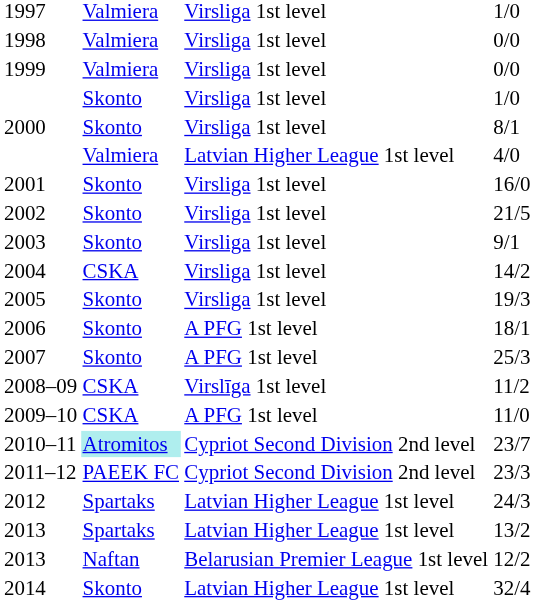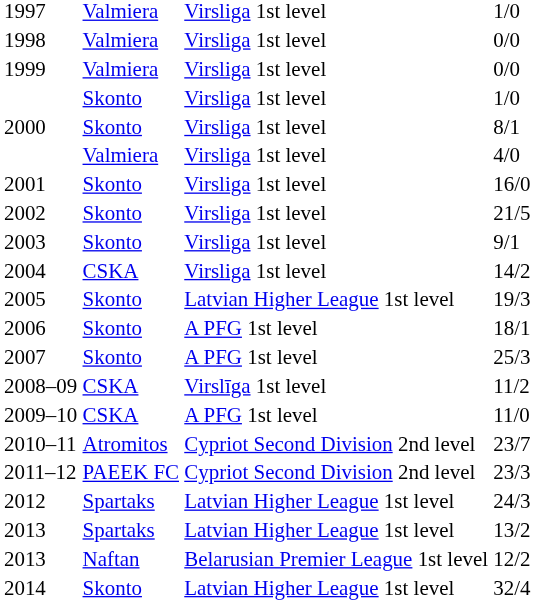(319, 155) Latvian Higher League 1st level -> (255, 155) Virsliga 1st level
(255, 299) Virsliga 1st level -> (319, 299) Latvian Higher League 1st level
(125, 443) paleturquoise background -> (125, 443) no background
